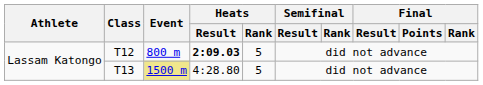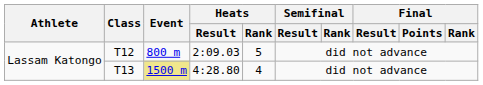(216, 51) bold -> (216, 51) normal
(259, 70) 5 -> (259, 70) 4
